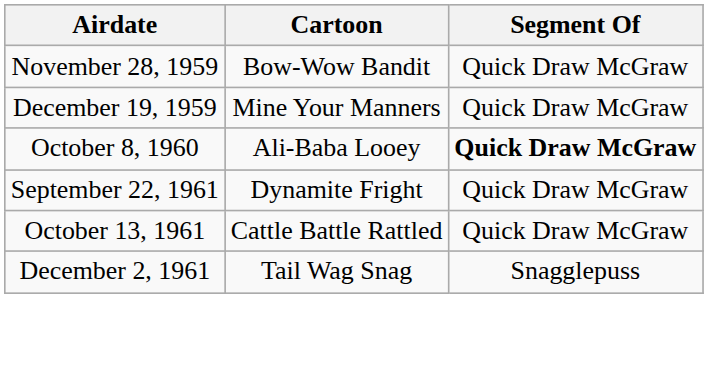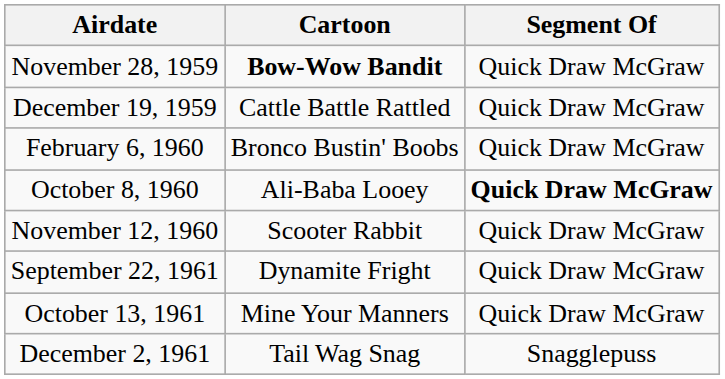(337, 66) normal -> (345, 66) bold
(337, 107) Mine Your Manners -> (345, 107) Cattle Battle Rattled
+ row: (115, 148)
+ row: (115, 230)
(337, 230) Cattle Battle Rattled -> (345, 312) Mine Your Manners
